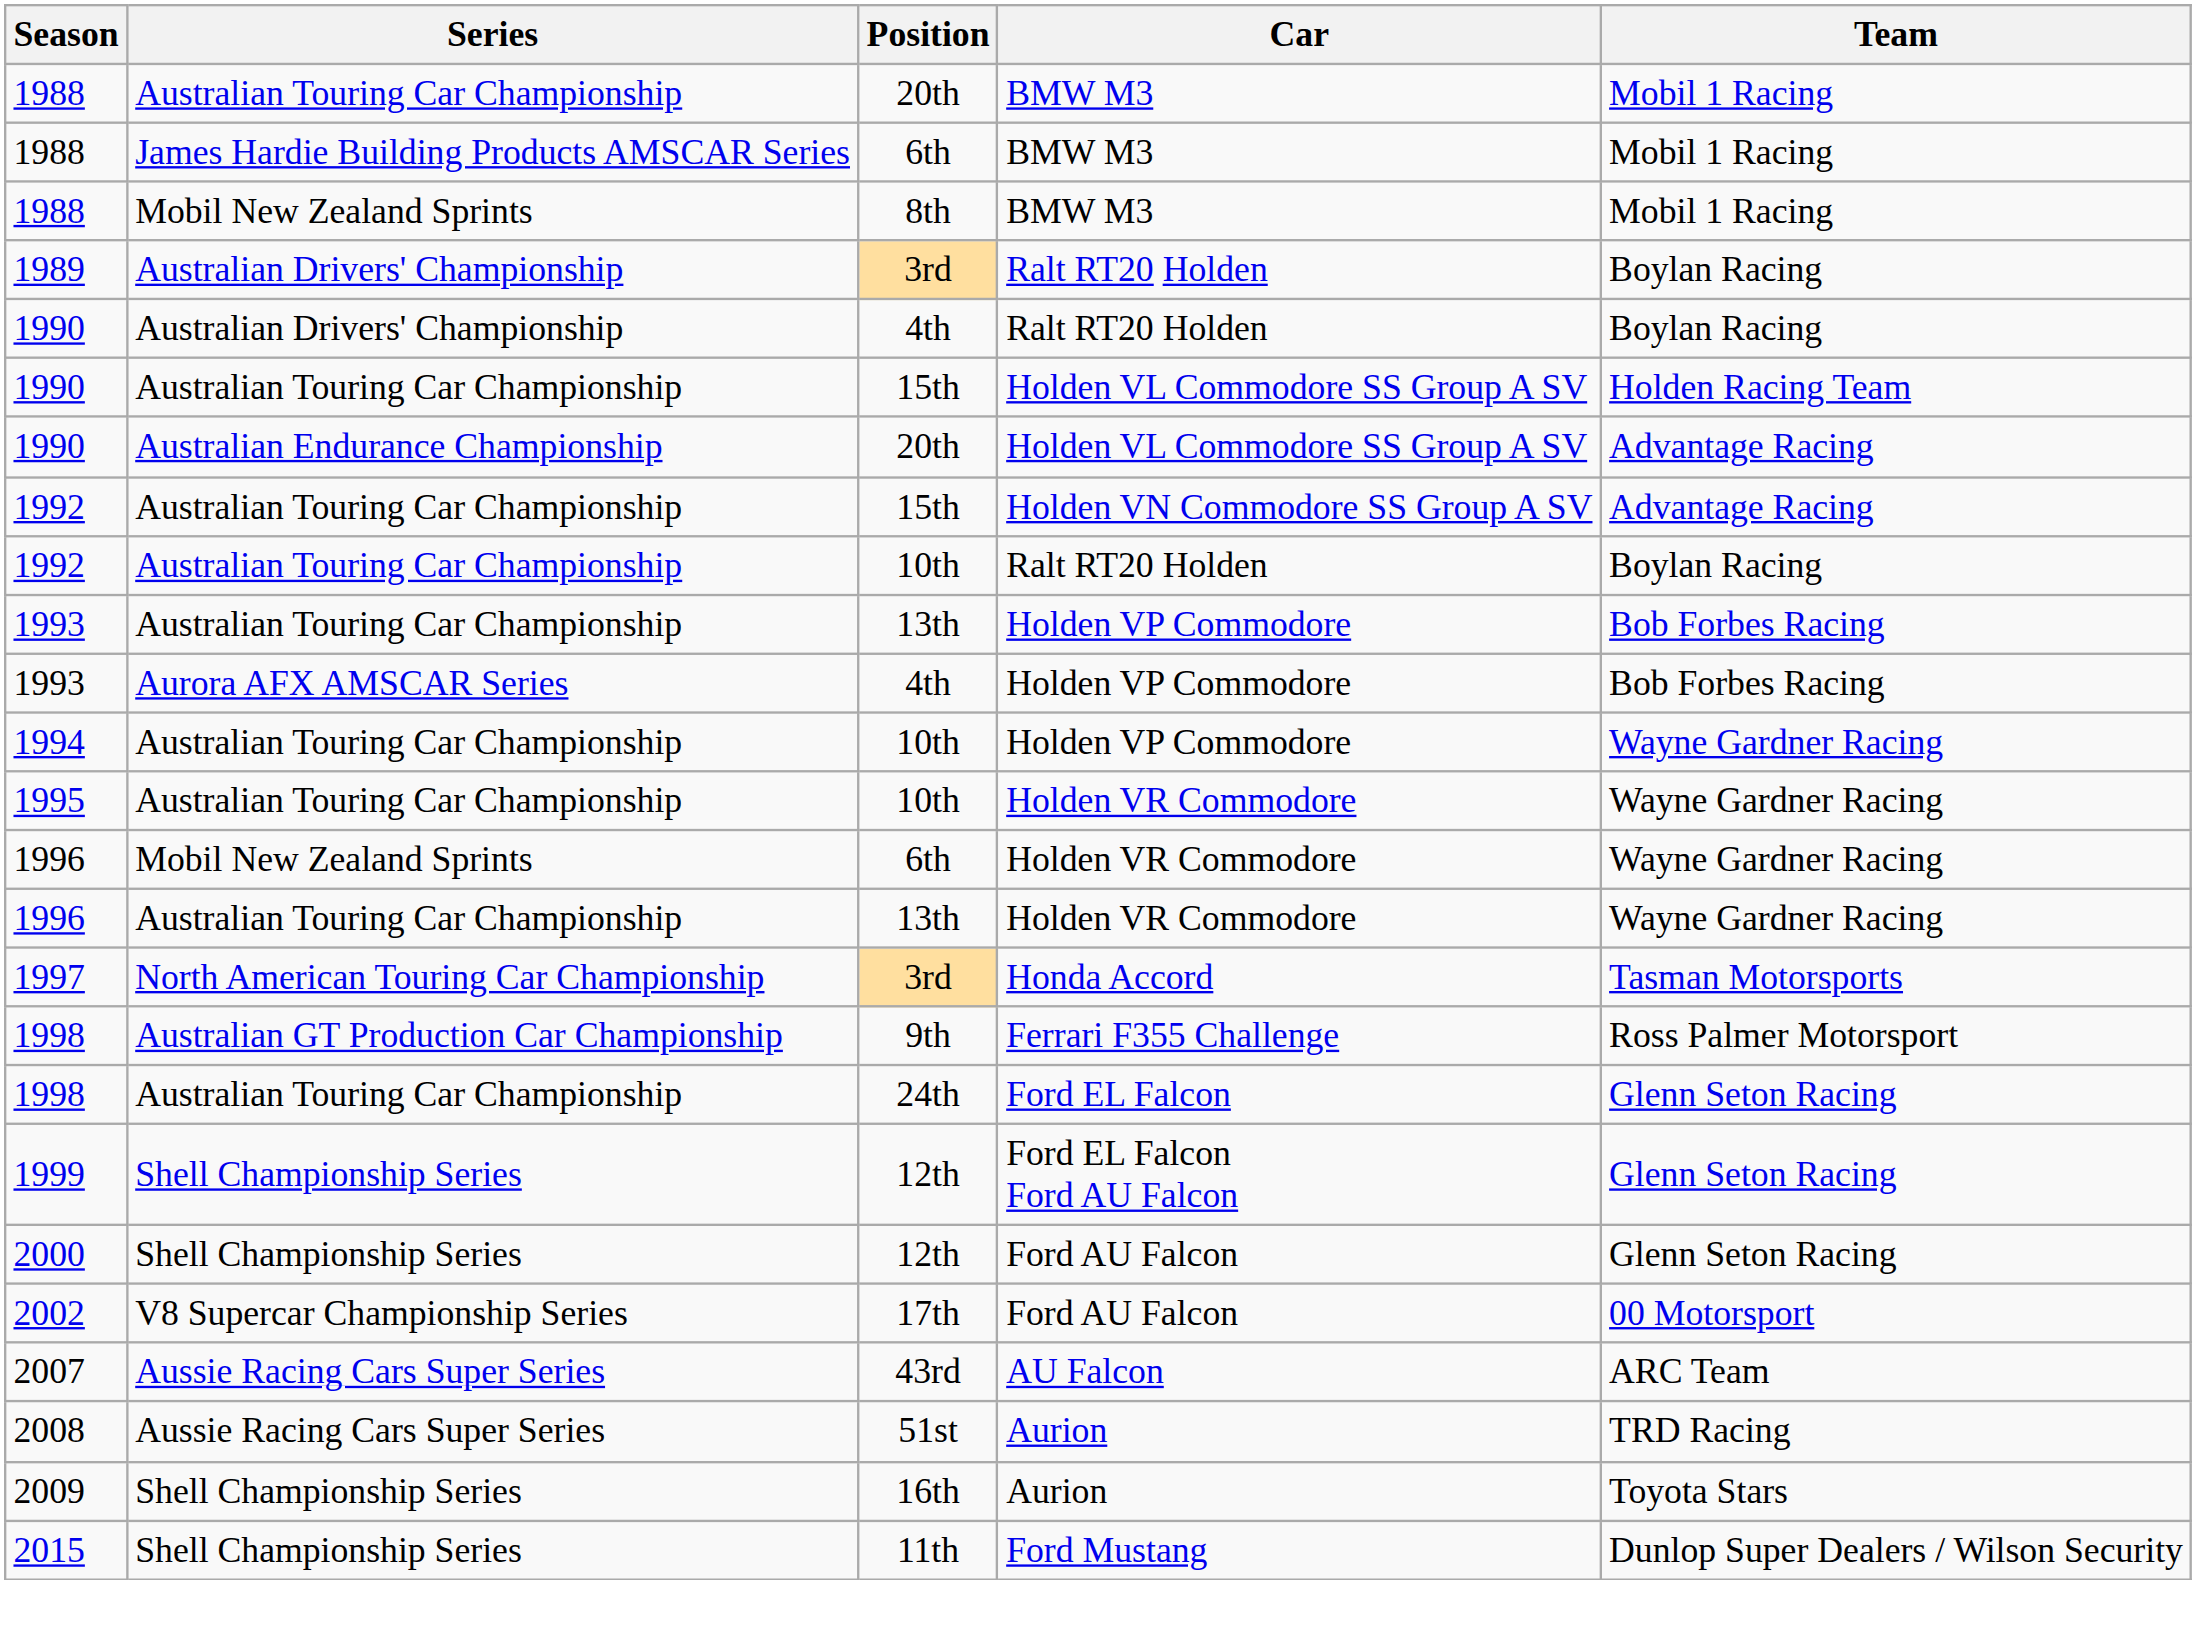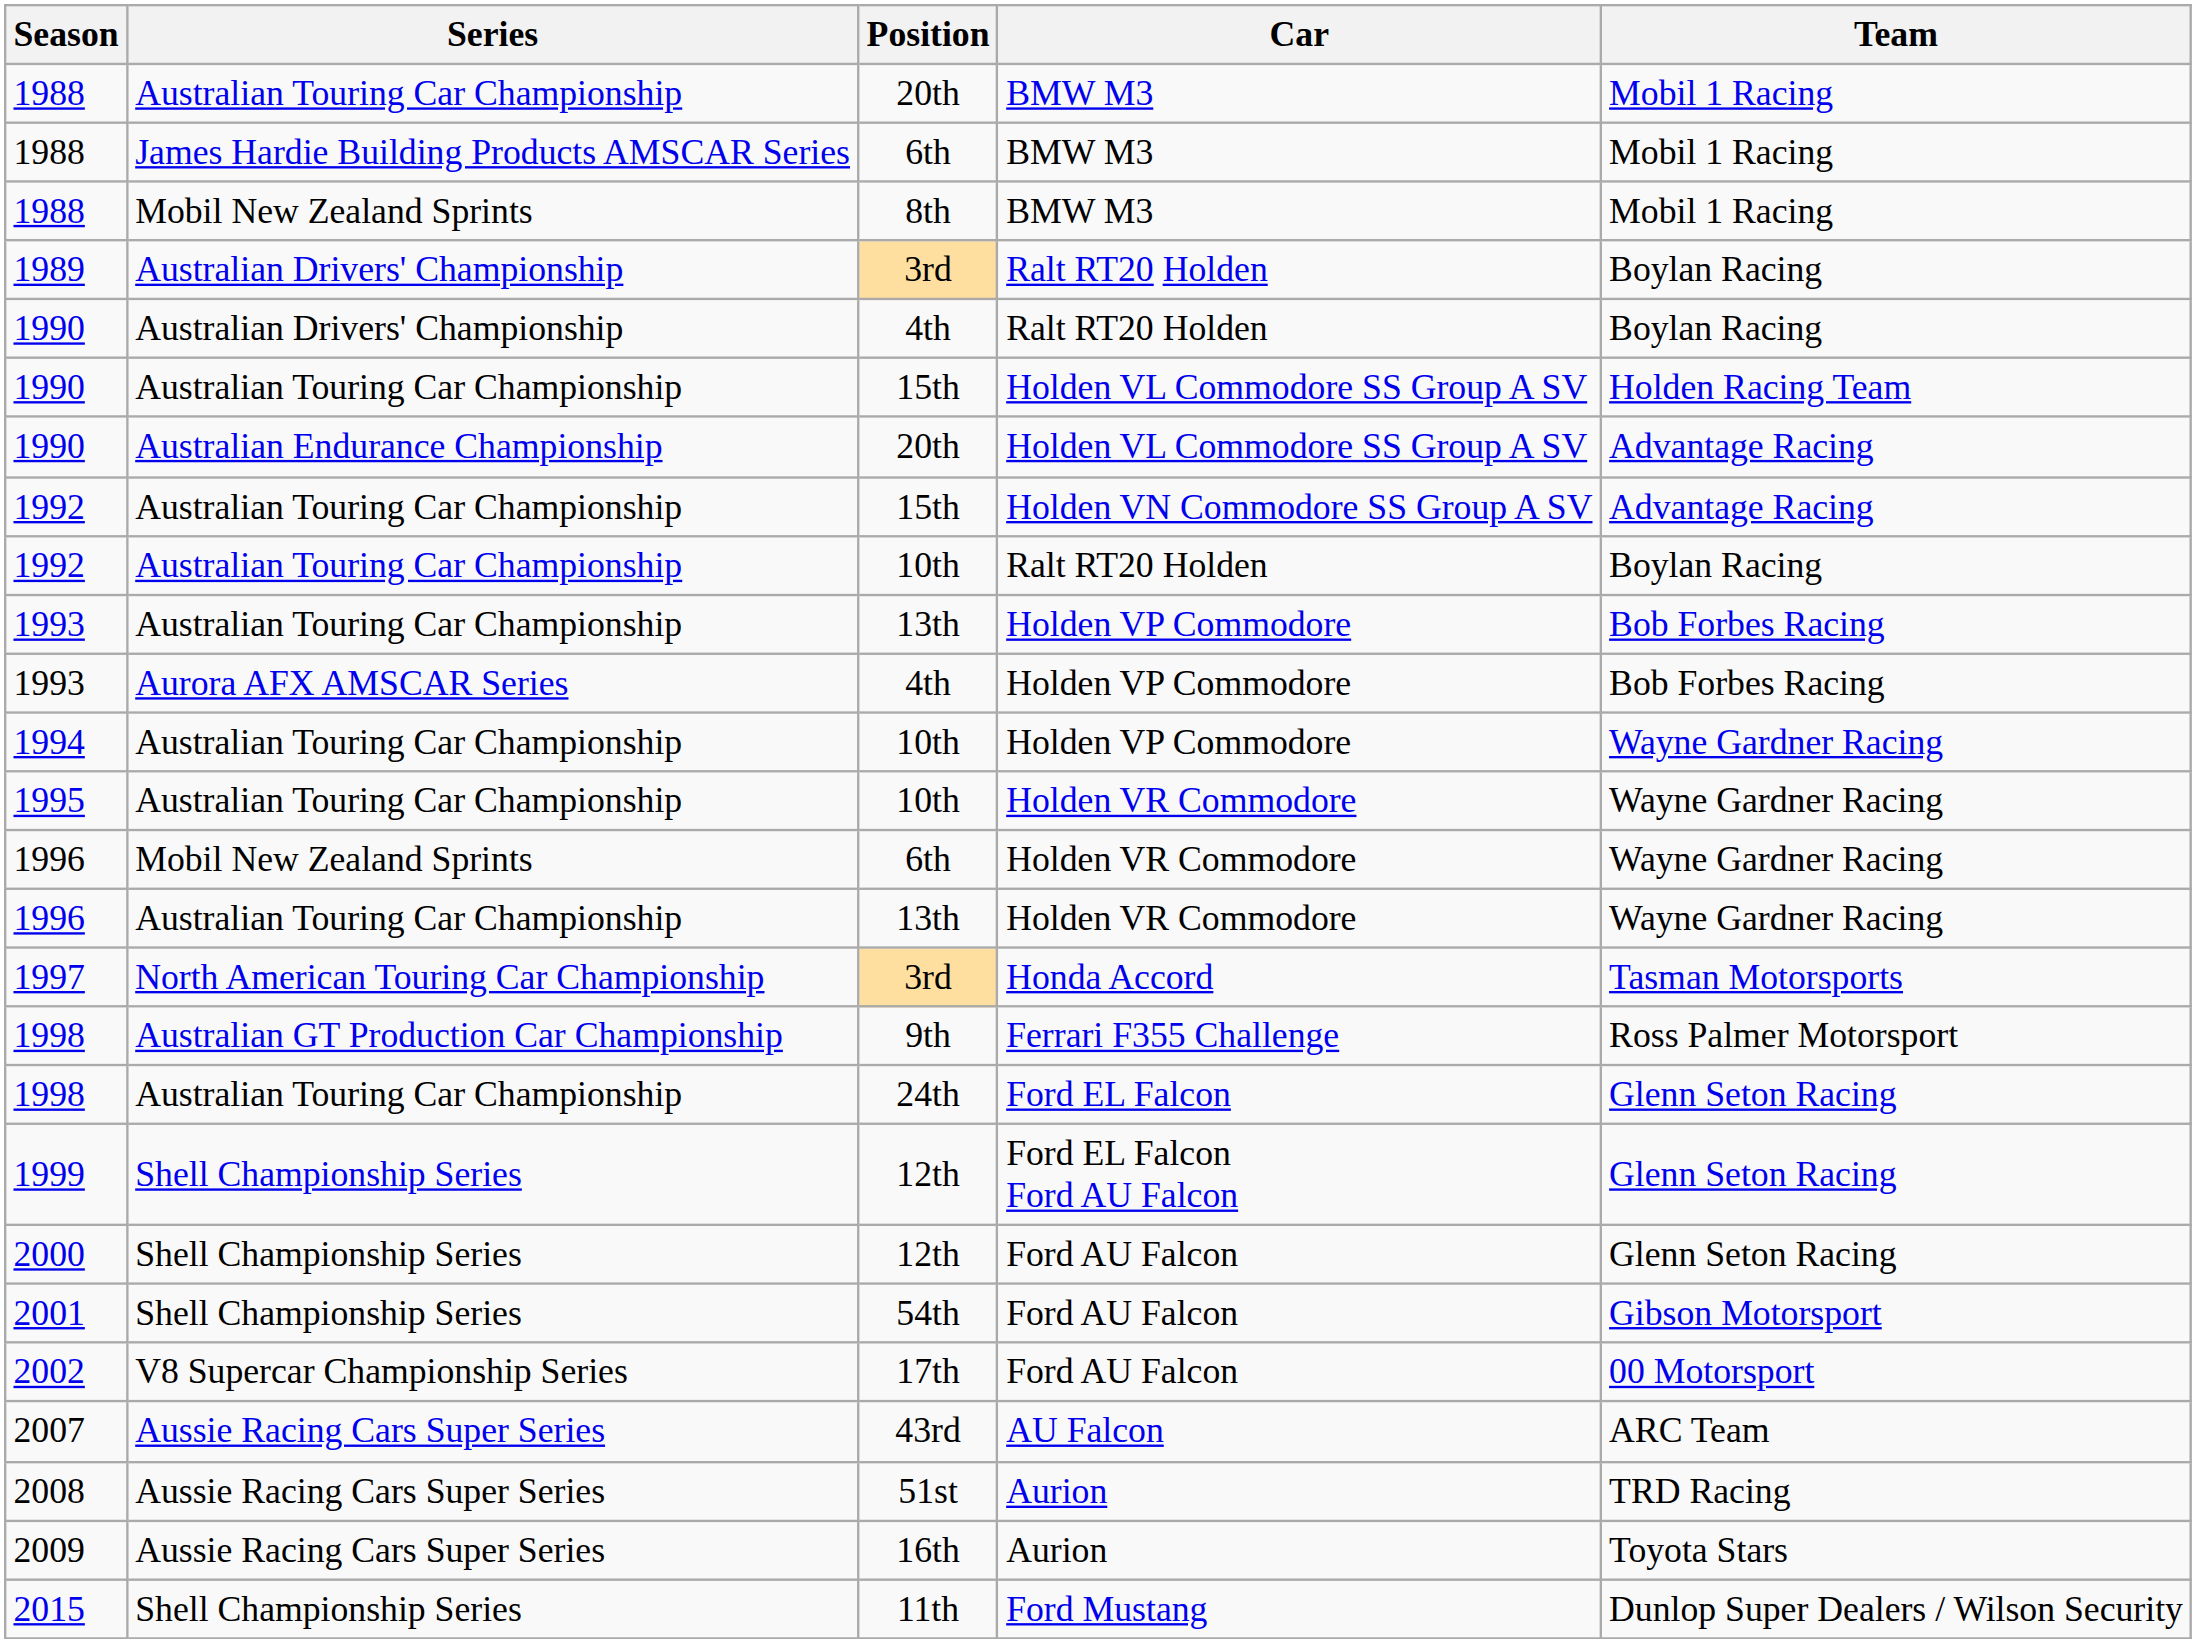+ row: (49, 1313)
(329, 1489) Shell Championship Series -> (370, 1548) Aussie Racing Cars Super Series
